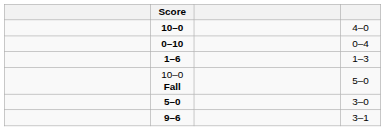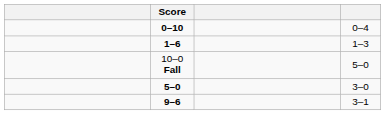- row: (172, 28)
